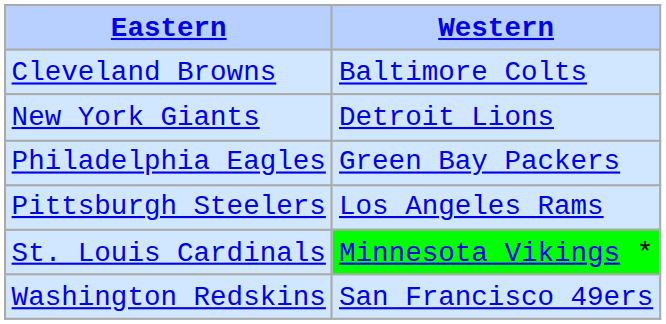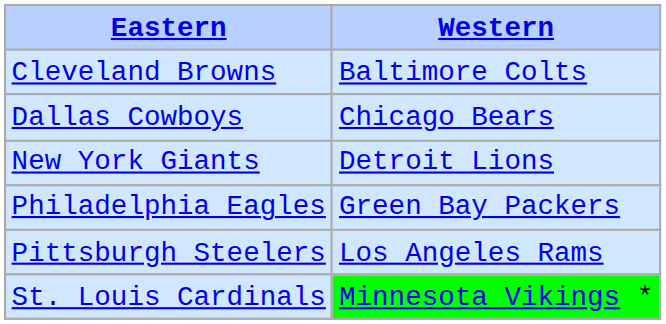+ row: (127, 117)
- row: (169, 297)
